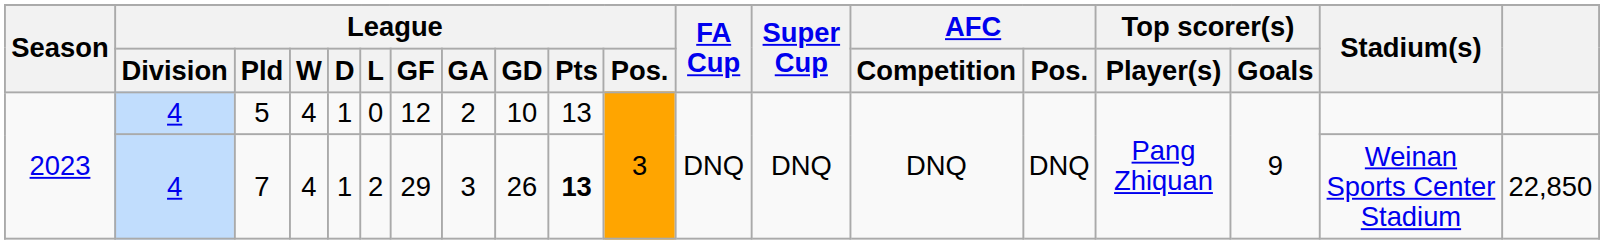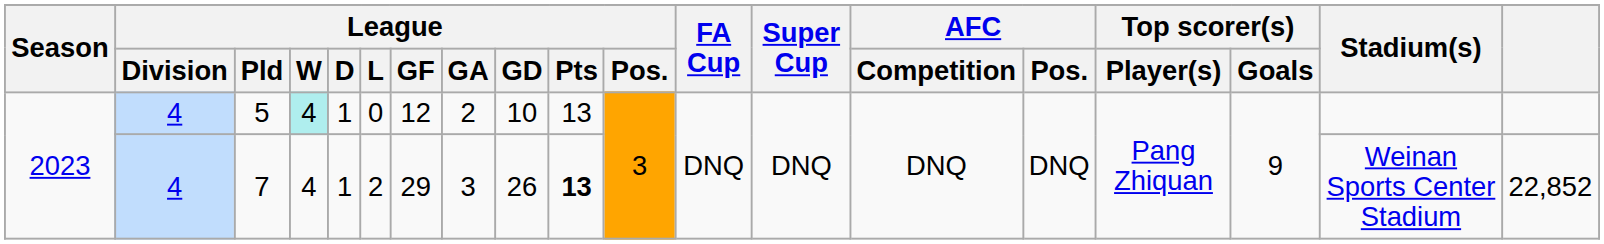(309, 113) no background -> (309, 113) paleturquoise background
(1550, 187) 22,850 -> (1550, 187) 22,852
